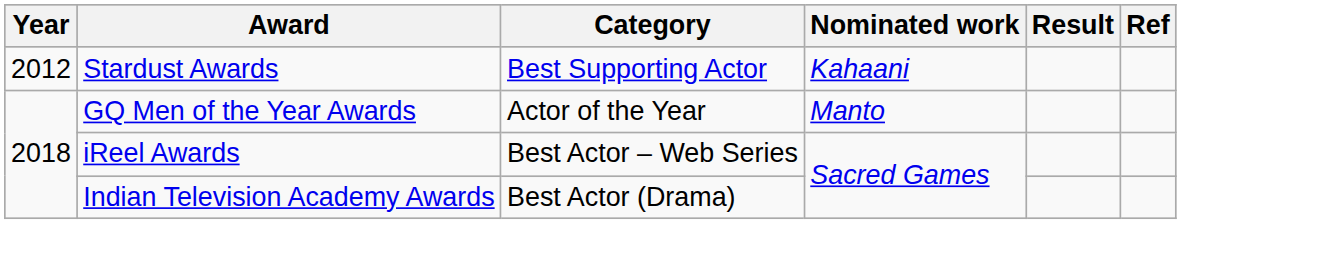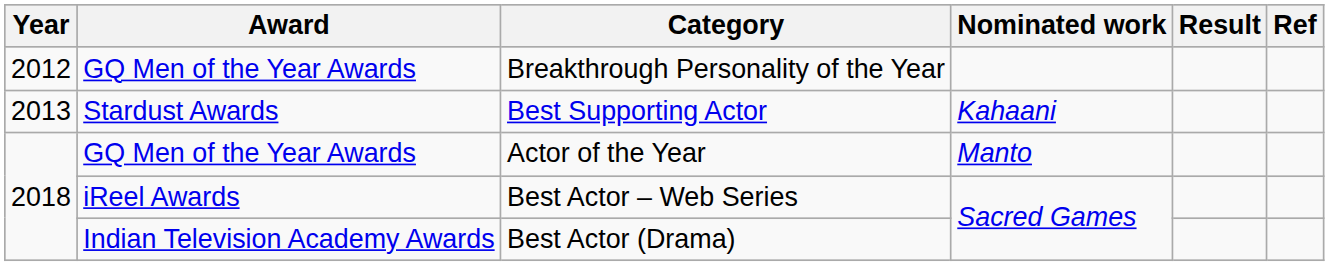+ row: (726, 68)
(41, 68) 2012 -> (41, 111) 2013
